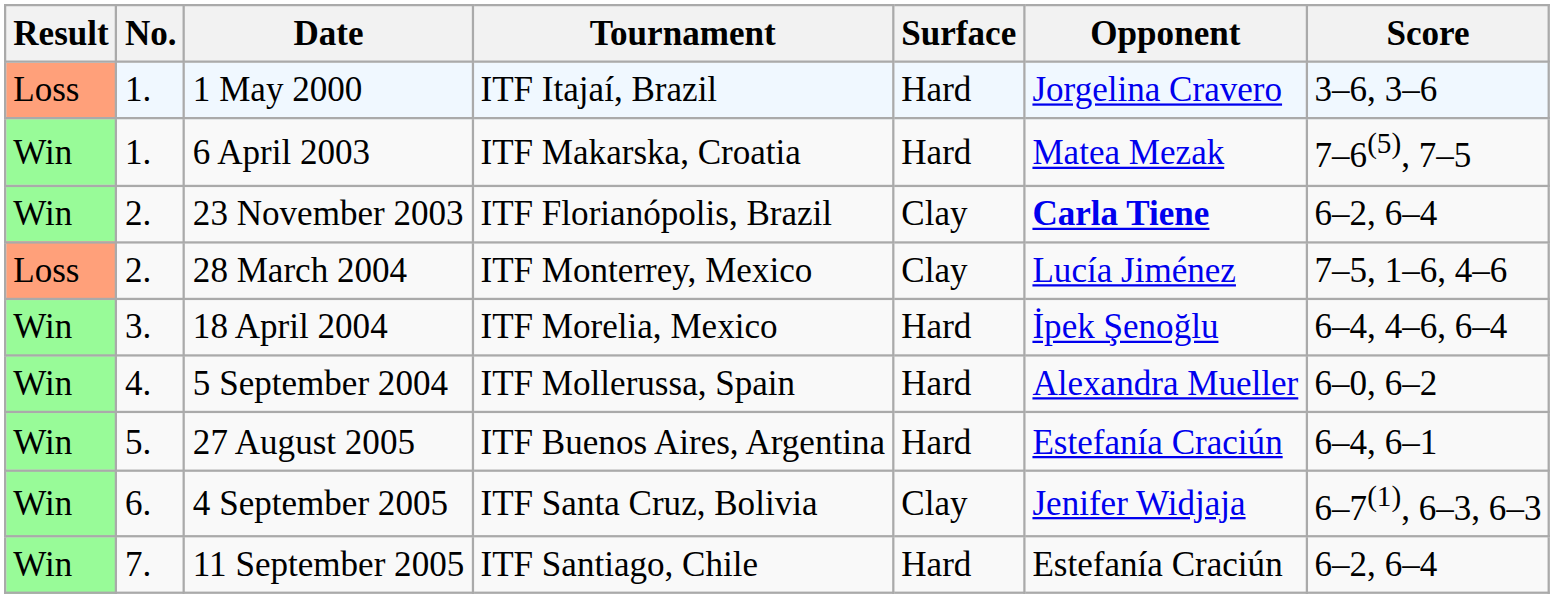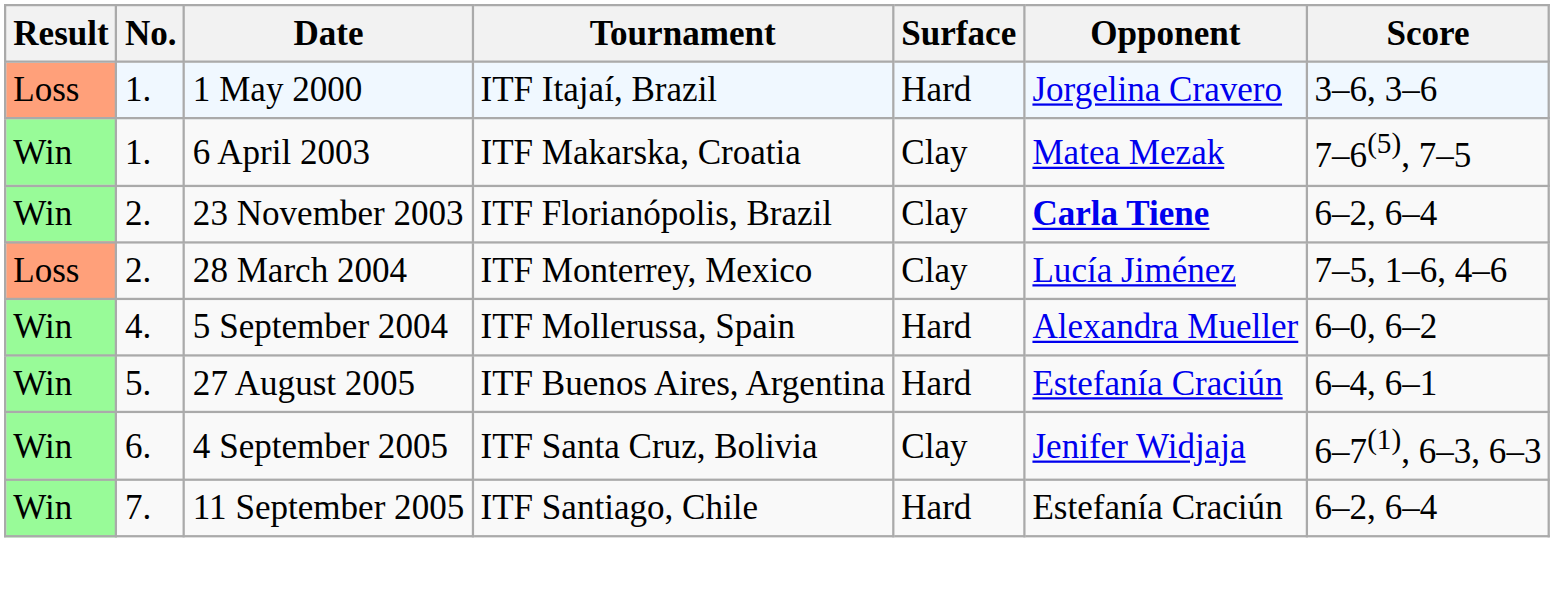(936, 151) Hard -> (934, 151) Clay
- row: (290, 326)
